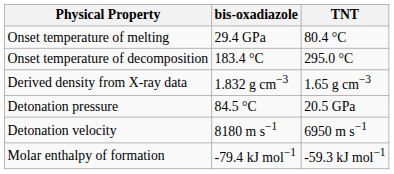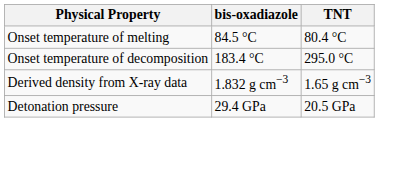(240, 37) 29.4 GPa -> (236, 37) 84.5 °C
(236, 106) 84.5 °C -> (240, 106) 29.4 GPa
- row: (62, 130)
- row: (86, 155)
